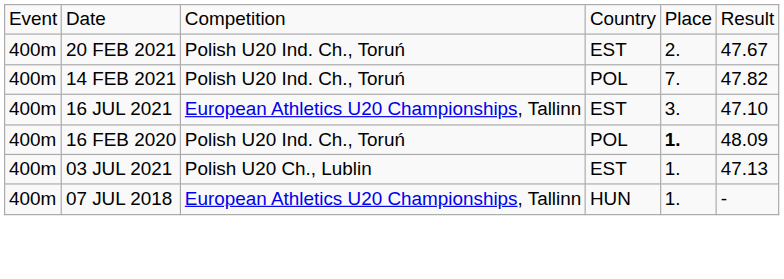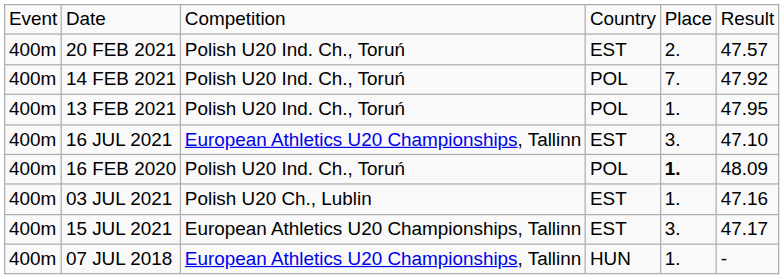(744, 49) 47.67 -> (744, 49) 47.57
(744, 79) 47.82 -> (744, 79) 47.92
+ row: (121, 109)
(744, 169) 47.13 -> (744, 199) 47.16
+ row: (119, 229)
